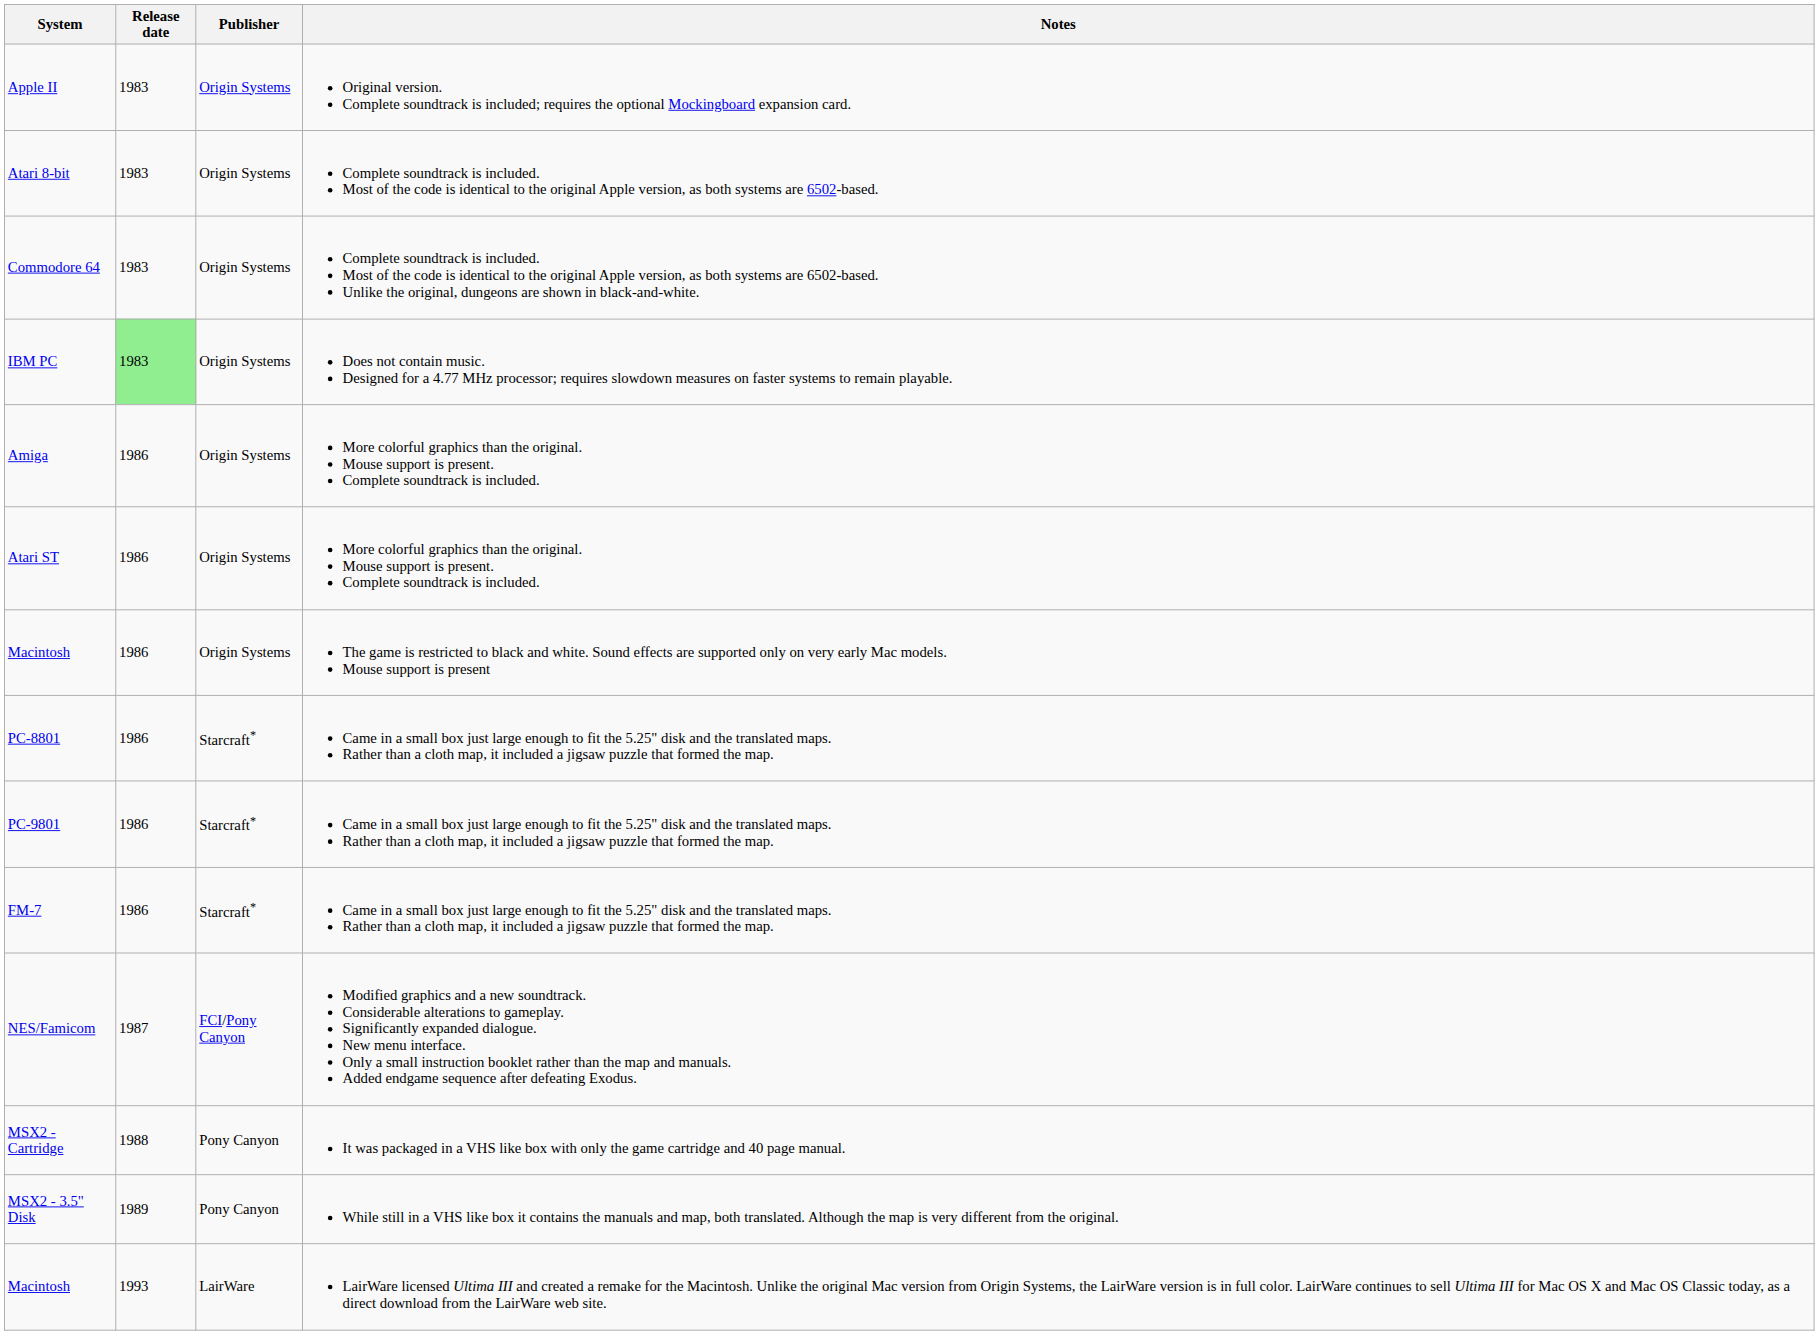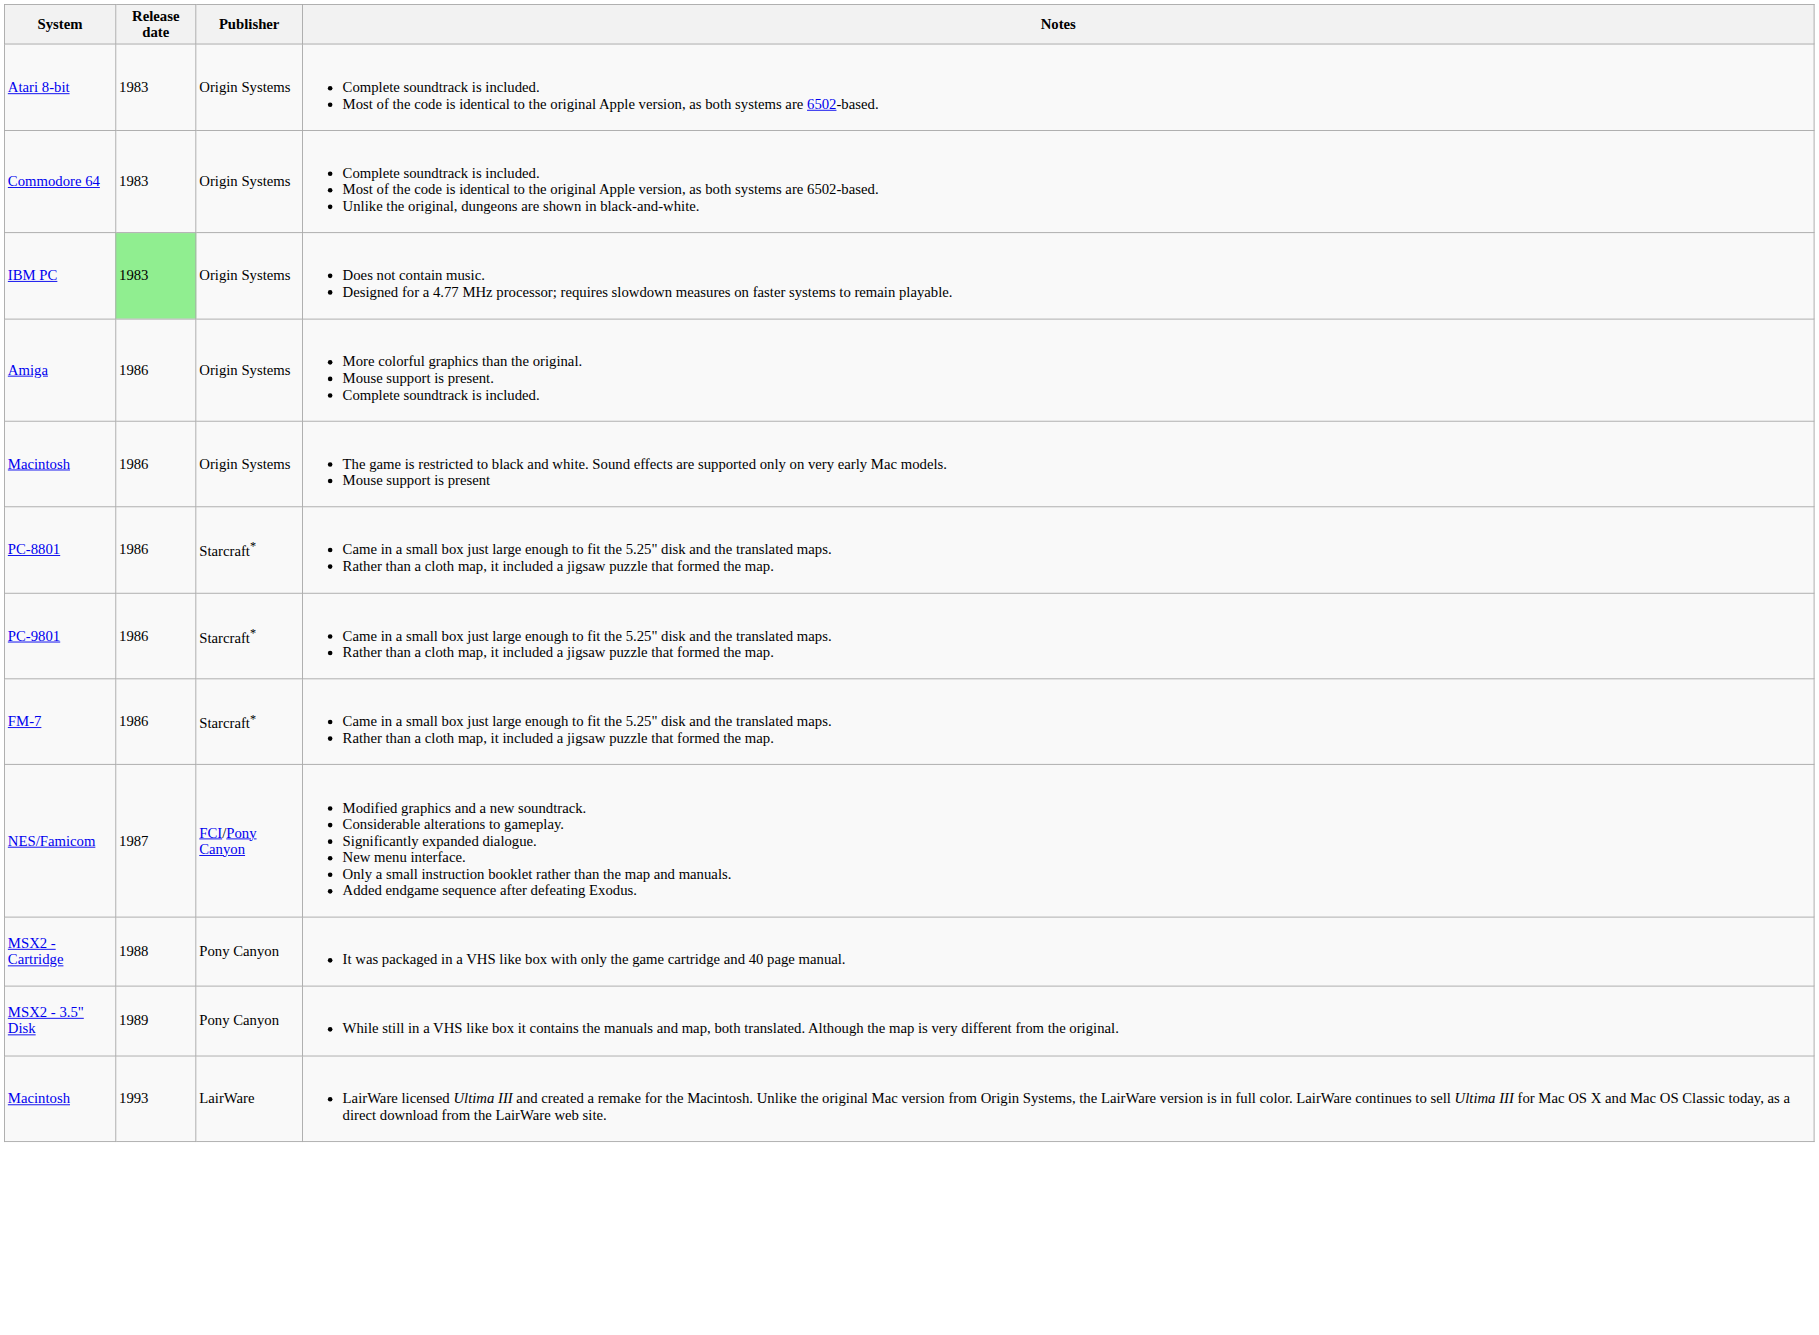- row: (33, 87)
- row: (33, 558)
